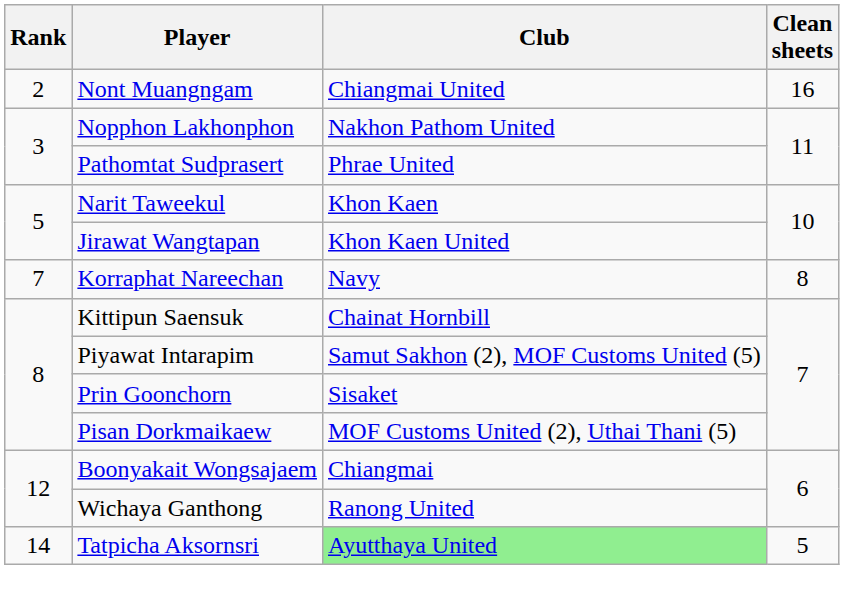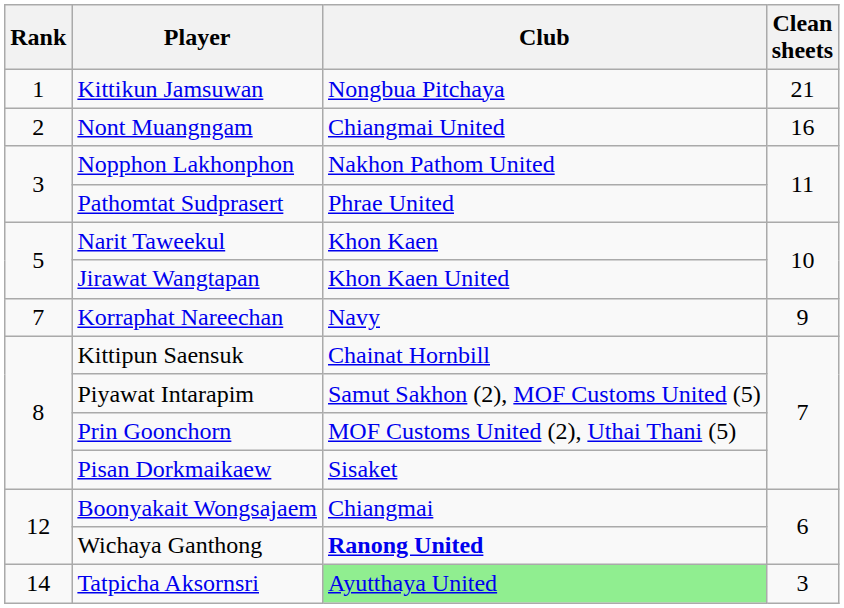+ row: (170, 88)
(802, 278) 8 -> (802, 316) 9
(363, 393) Sisaket -> (532, 431) MOF Customs United (2), Uthai Thani (5)
(532, 431) MOF Customs United (2), Uthai Thani (5) -> (363, 469) Sisaket
(401, 507) normal -> (406, 545) bold
(802, 545) 5 -> (802, 583) 3
